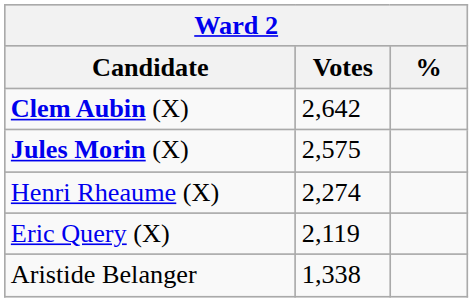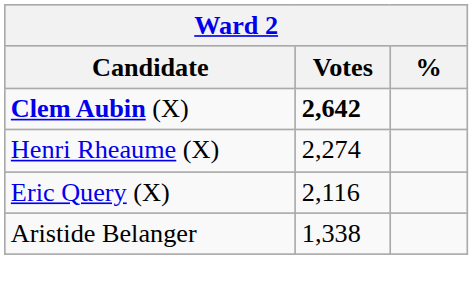(331, 108) normal -> (331, 108) bold
- row: (100, 150)
(331, 233) 2,119 -> (331, 191) 2,116
